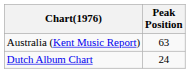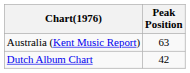(164, 59) 24 -> (164, 59) 42
